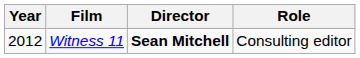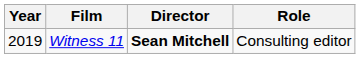(25, 41) 2012 -> (25, 41) 2019
